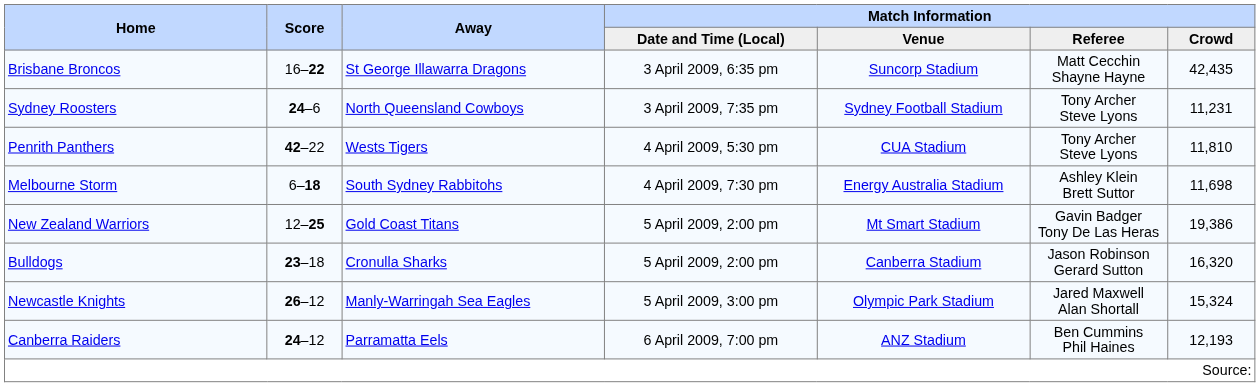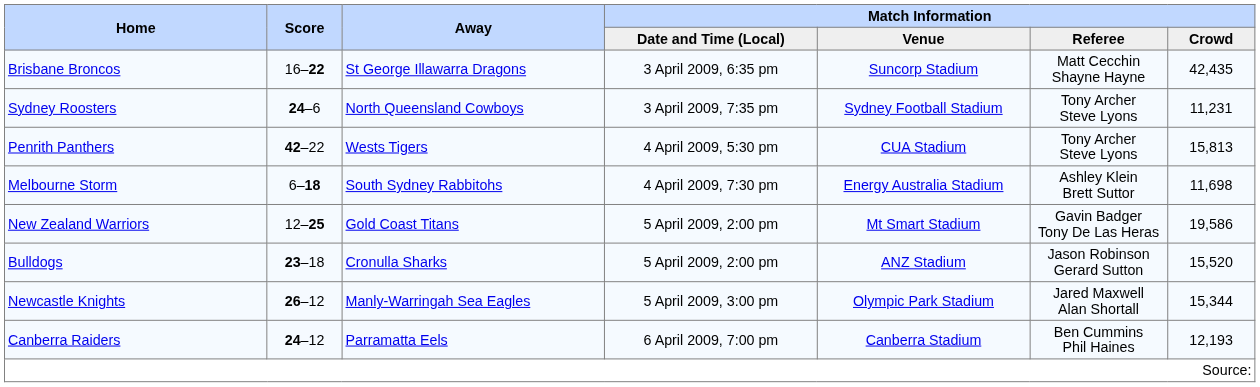(1211, 147) 11,810 -> (1211, 147) 15,813
(1211, 224) 19,386 -> (1211, 224) 19,586
(923, 262) Canberra Stadium -> (923, 262) ANZ Stadium
(1211, 262) 16,320 -> (1211, 262) 15,520
(1211, 301) 15,324 -> (1211, 301) 15,344
(923, 340) ANZ Stadium -> (923, 340) Canberra Stadium
